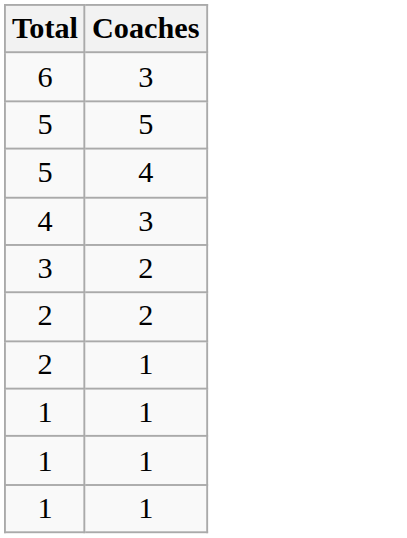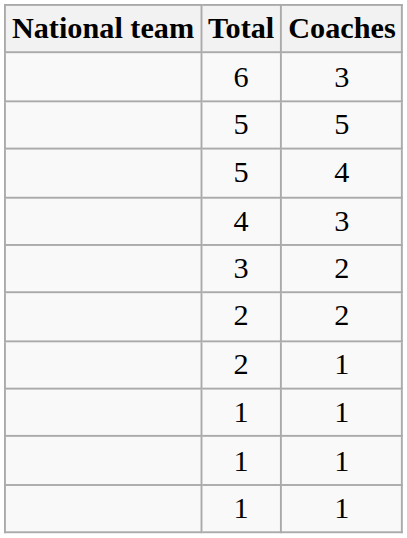+ column: (103, 28)
